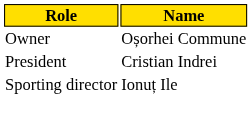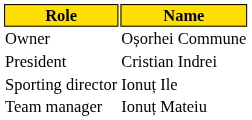+ row: (54, 107)
